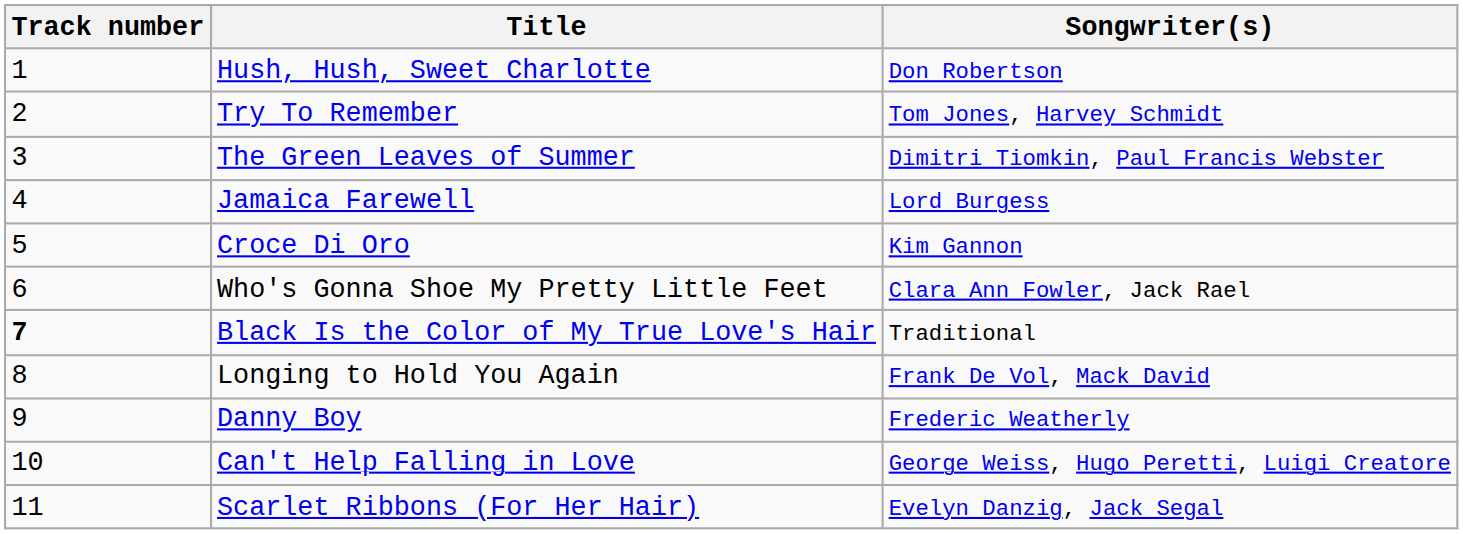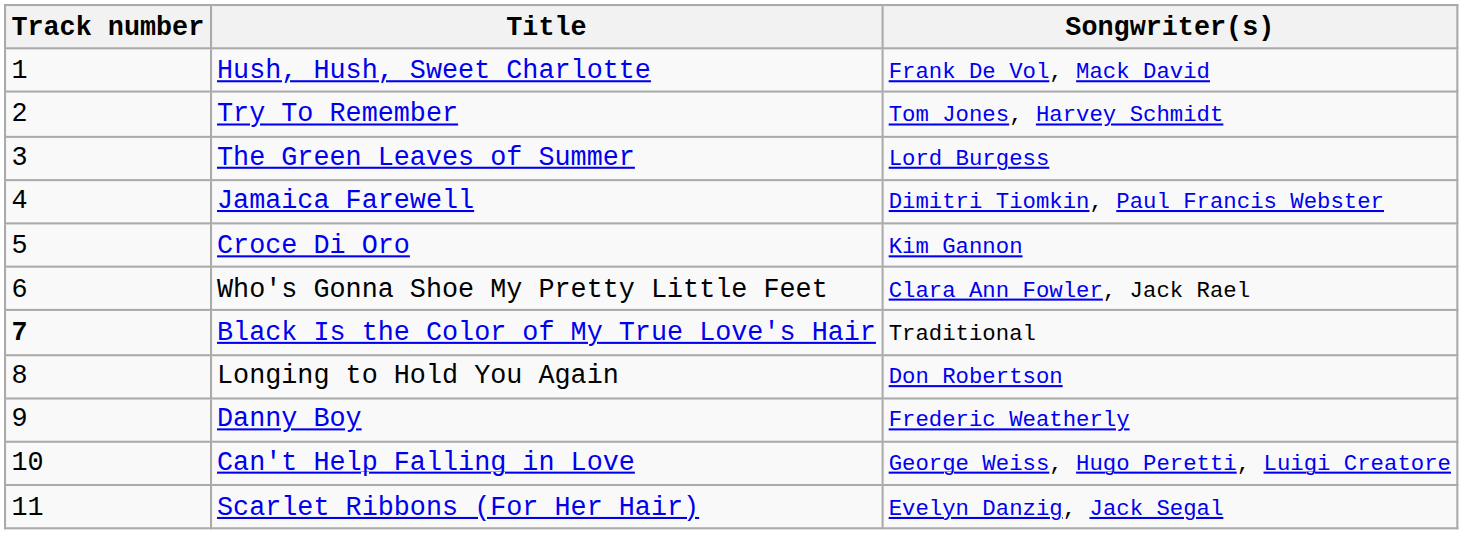(976, 72) Don Robertson -> (1049, 72) Frank De Vol, Mack David
(1136, 159) Dimitri Tiomkin, Paul Francis Webster -> (969, 159) Lord Burgess
(969, 202) Lord Burgess -> (1136, 202) Dimitri Tiomkin, Paul Francis Webster
(1049, 377) Frank De Vol, Mack David -> (976, 377) Don Robertson
